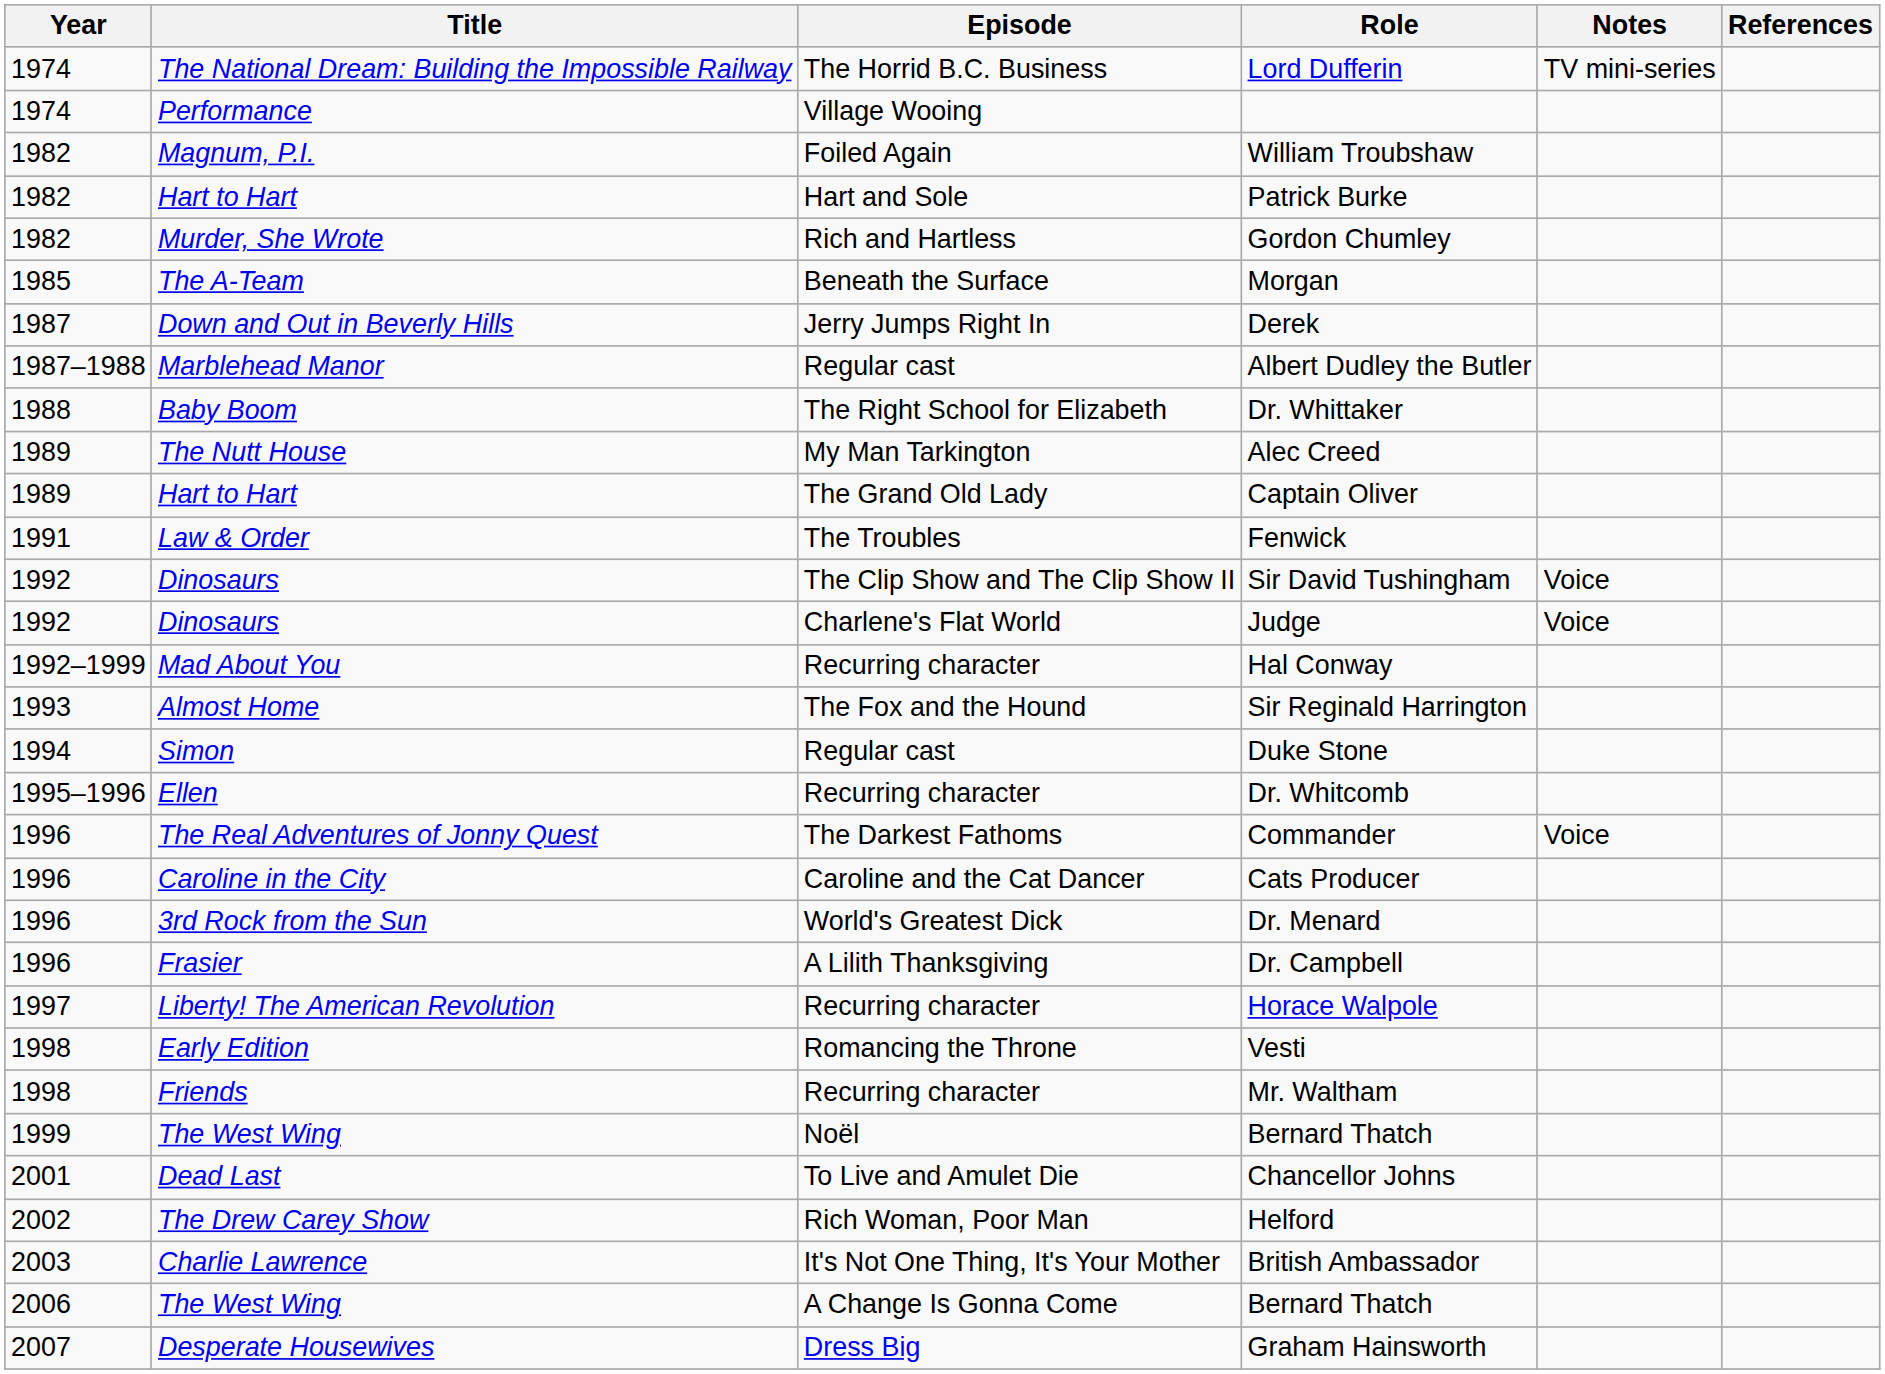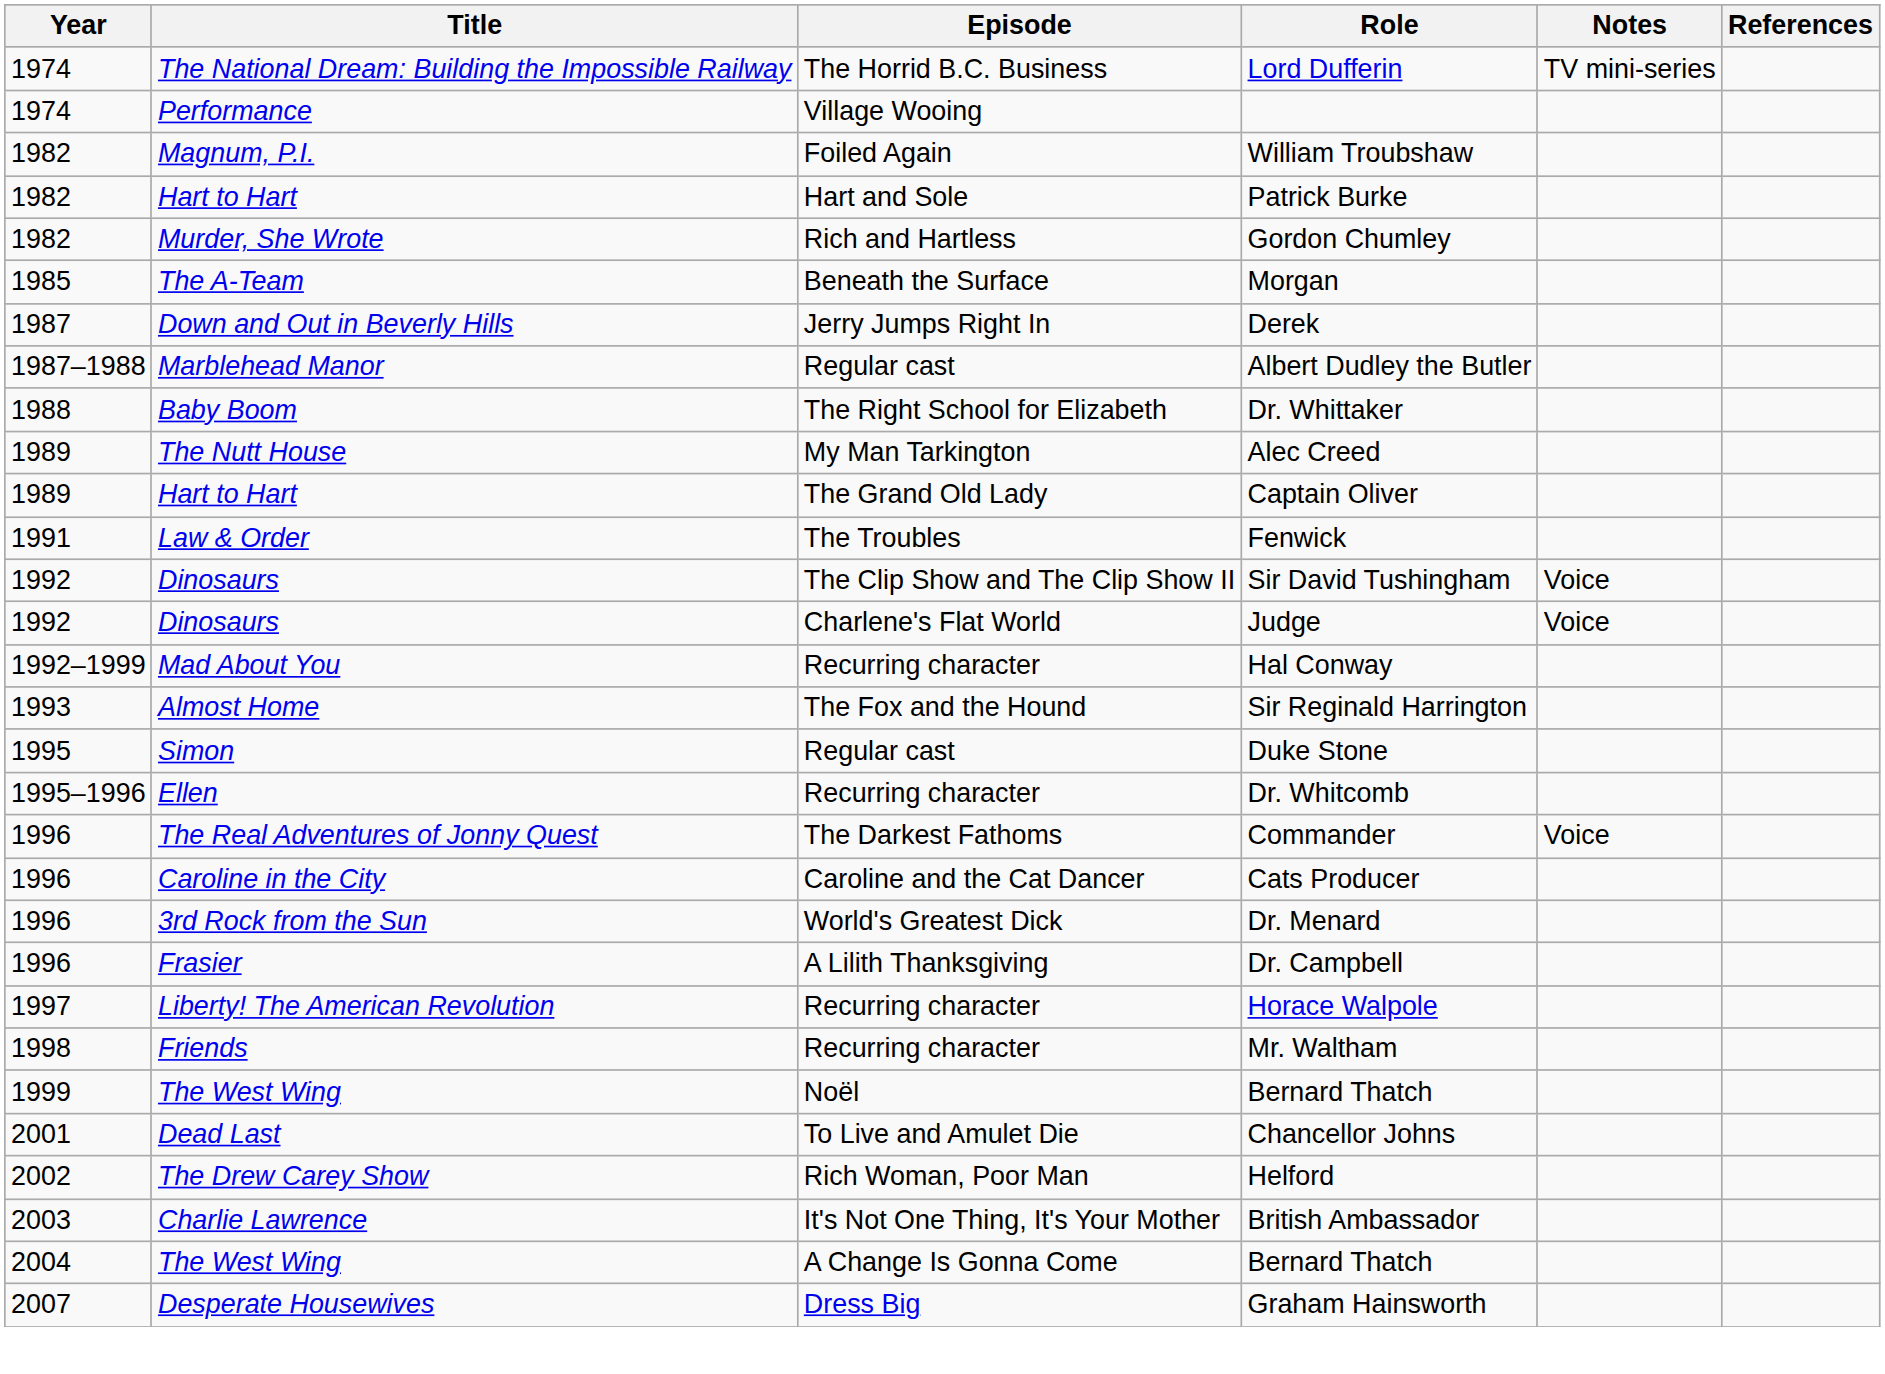(41, 750) 1994 -> (41, 750) 1995
- row: (940, 1048)
(41, 1304) 2006 -> (41, 1262) 2004
